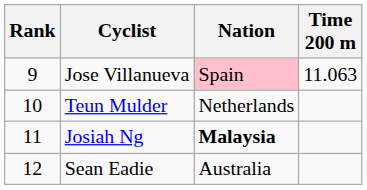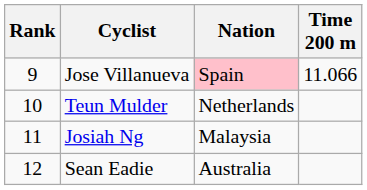(330, 74) 11.063 -> (330, 74) 11.066
(237, 136) bold -> (235, 136) normal
